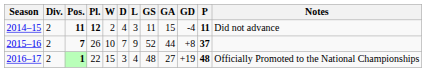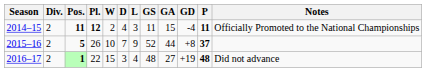(247, 28) Did not advance -> (317, 28) Officially Promoted to the National Championships
(82, 43) 7 -> (82, 43) 5
(317, 59) Officially Promoted to the National Championships -> (247, 59) Did not advance
